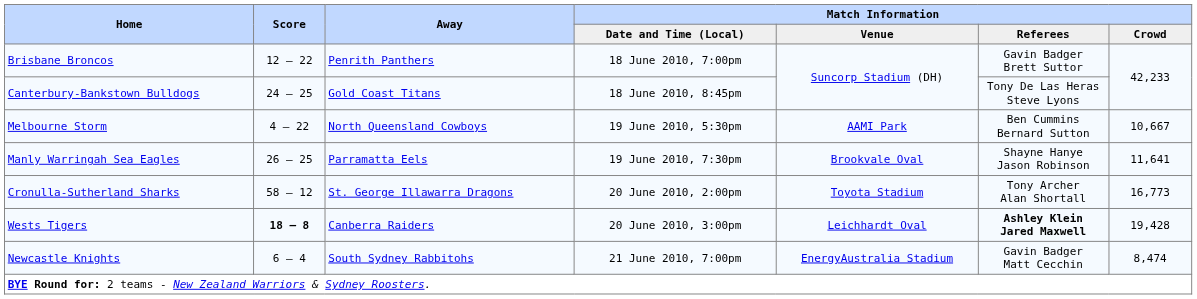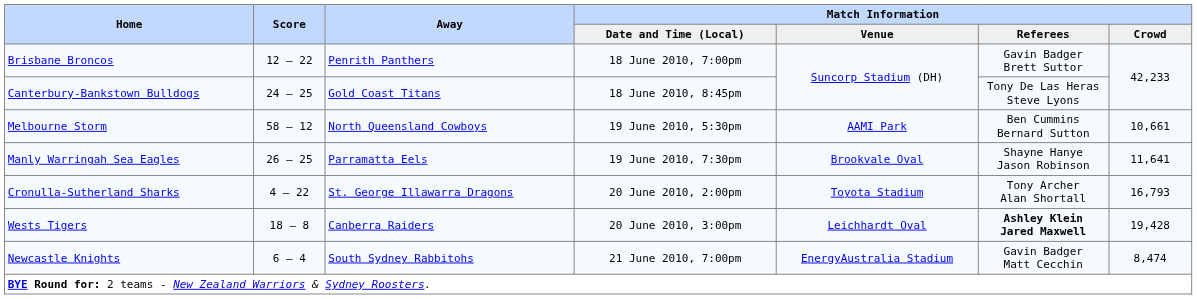(289, 126) 4 – 22 -> (289, 126) 58 – 12
(1150, 126) 10,667 -> (1150, 126) 10,661
(289, 192) 58 – 12 -> (289, 192) 4 – 22
(1150, 192) 16,773 -> (1150, 192) 16,793
(289, 225) bold -> (289, 225) normal
